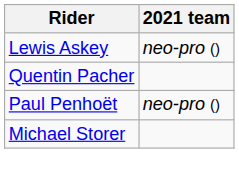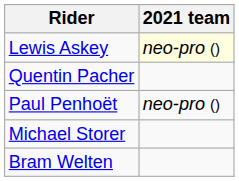(181, 47) no background -> (181, 47) lightyellow background
+ row: (61, 162)
